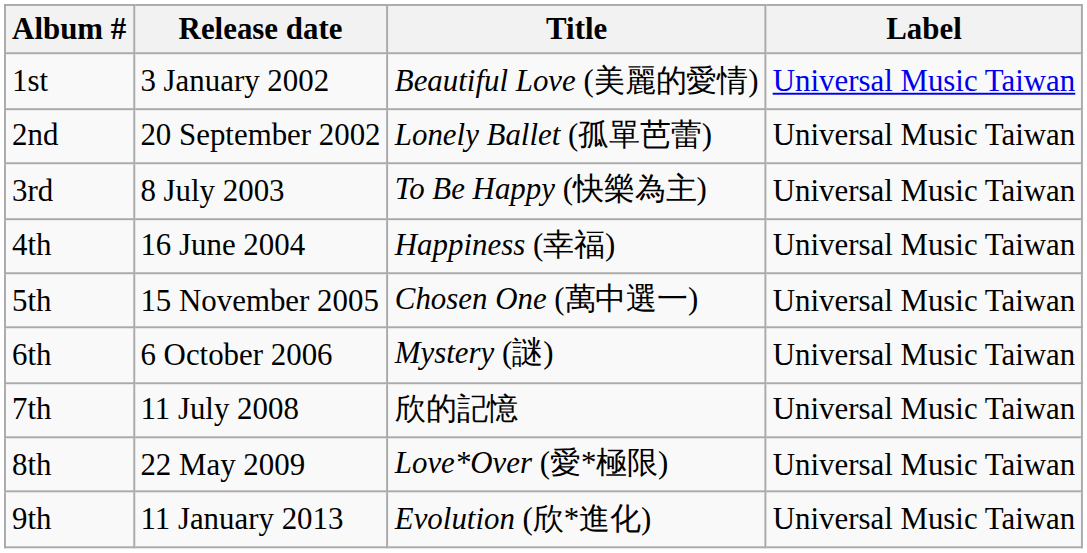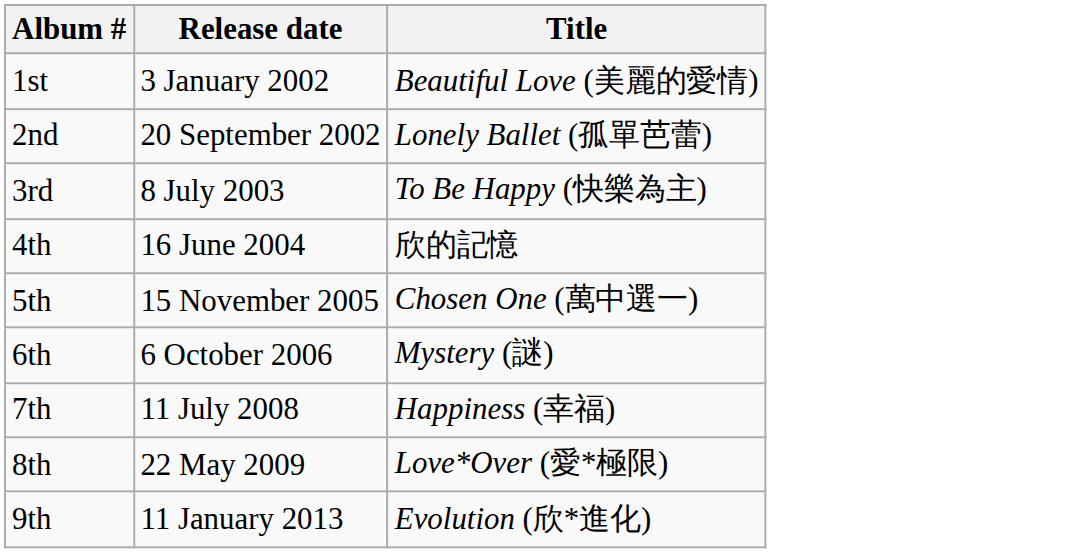- column: (924, 28)
(505, 244) Happiness (幸福) -> (457, 244) 欣的記憶
(457, 408) 欣的記憶 -> (505, 408) Happiness (幸福)
